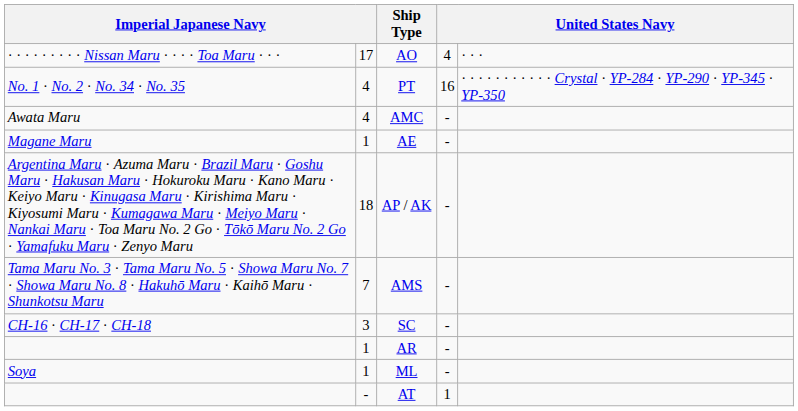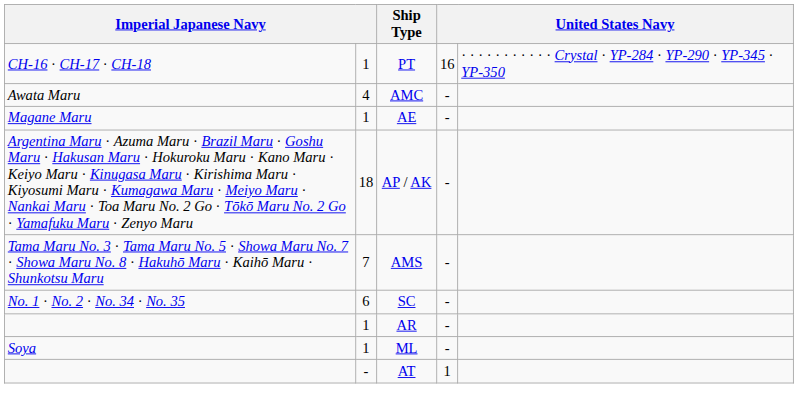- row: (407, 55)
(96, 86) No. 1 · No. 2 · No. 34 · No. 35 -> (79, 63) CH-16 · CH-17 · CH-18
(366, 86) 4 -> (366, 63) 1
(79, 325) CH-16 · CH-17 · CH-18 -> (96, 302) No. 1 · No. 2 · No. 34 · No. 35
(366, 325) 3 -> (366, 302) 6
